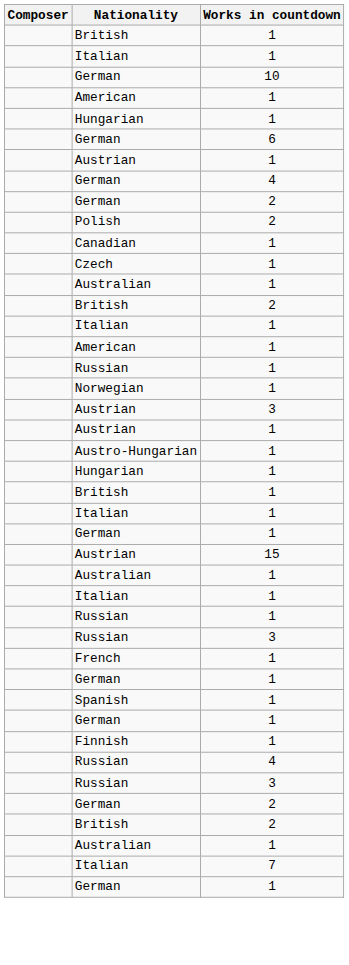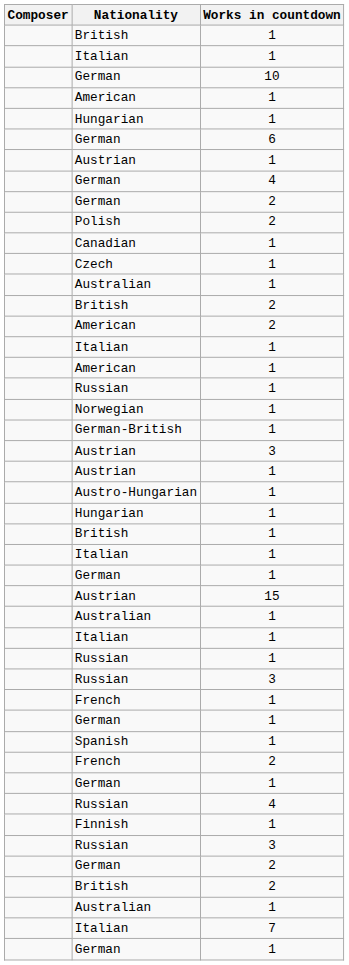+ row: (105, 326)
+ row: (128, 430)
+ row: (98, 762)
rows swapped: (102, 762) <-> (102, 742)
